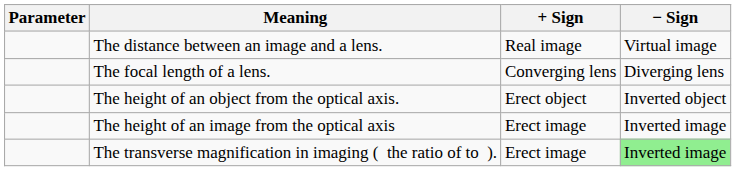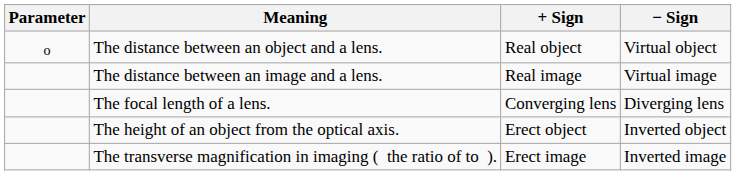+ row: (238, 47)
- row: (244, 125)
(675, 152) lightgreen background -> (675, 156) no background
